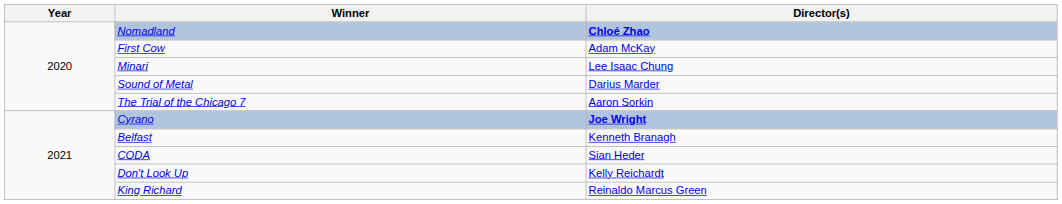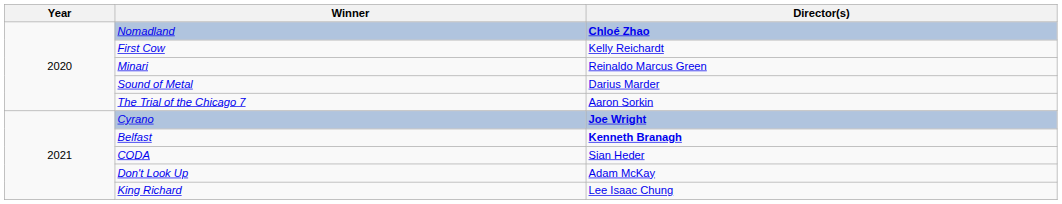(622, 48) Adam McKay -> (626, 48) Kelly Reichardt
(631, 66) Lee Isaac Chung -> (648, 66) Reinaldo Marcus Green
(632, 137) normal -> (635, 137) bold
(626, 173) Kelly Reichardt -> (622, 173) Adam McKay
(648, 191) Reinaldo Marcus Green -> (631, 191) Lee Isaac Chung
